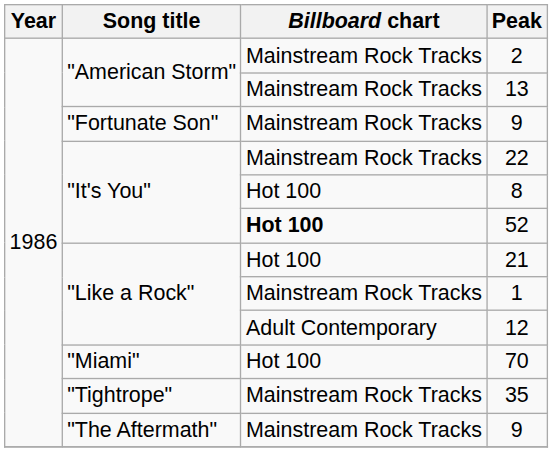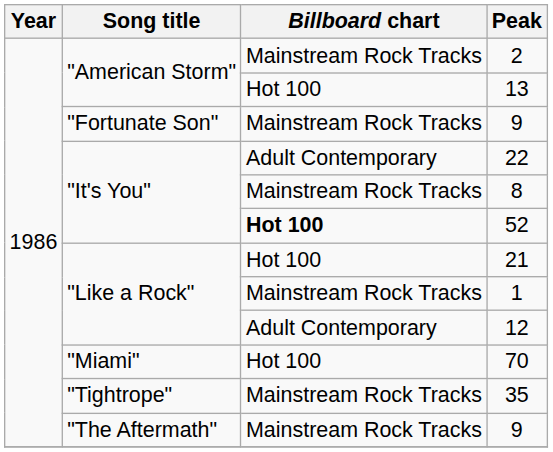(364, 89) Mainstream Rock Tracks -> (284, 89) Hot 100
(364, 157) Mainstream Rock Tracks -> (341, 157) Adult Contemporary
(284, 191) Hot 100 -> (364, 191) Mainstream Rock Tracks
